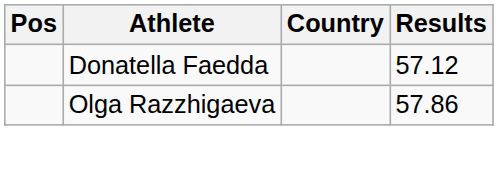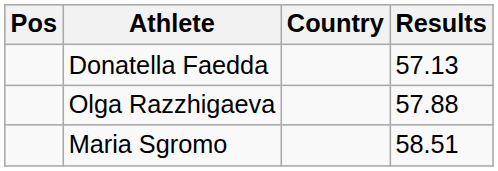(427, 64) 57.12 -> (427, 64) 57.13
(427, 104) 57.86 -> (427, 104) 57.88
+ row: (148, 144)
